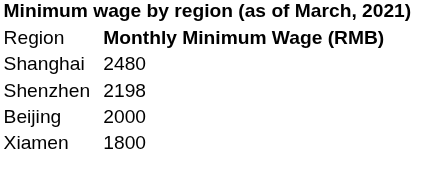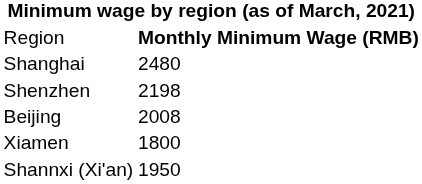(125, 116) 2000 -> (159, 116) 2008
+ row: (68, 169)
